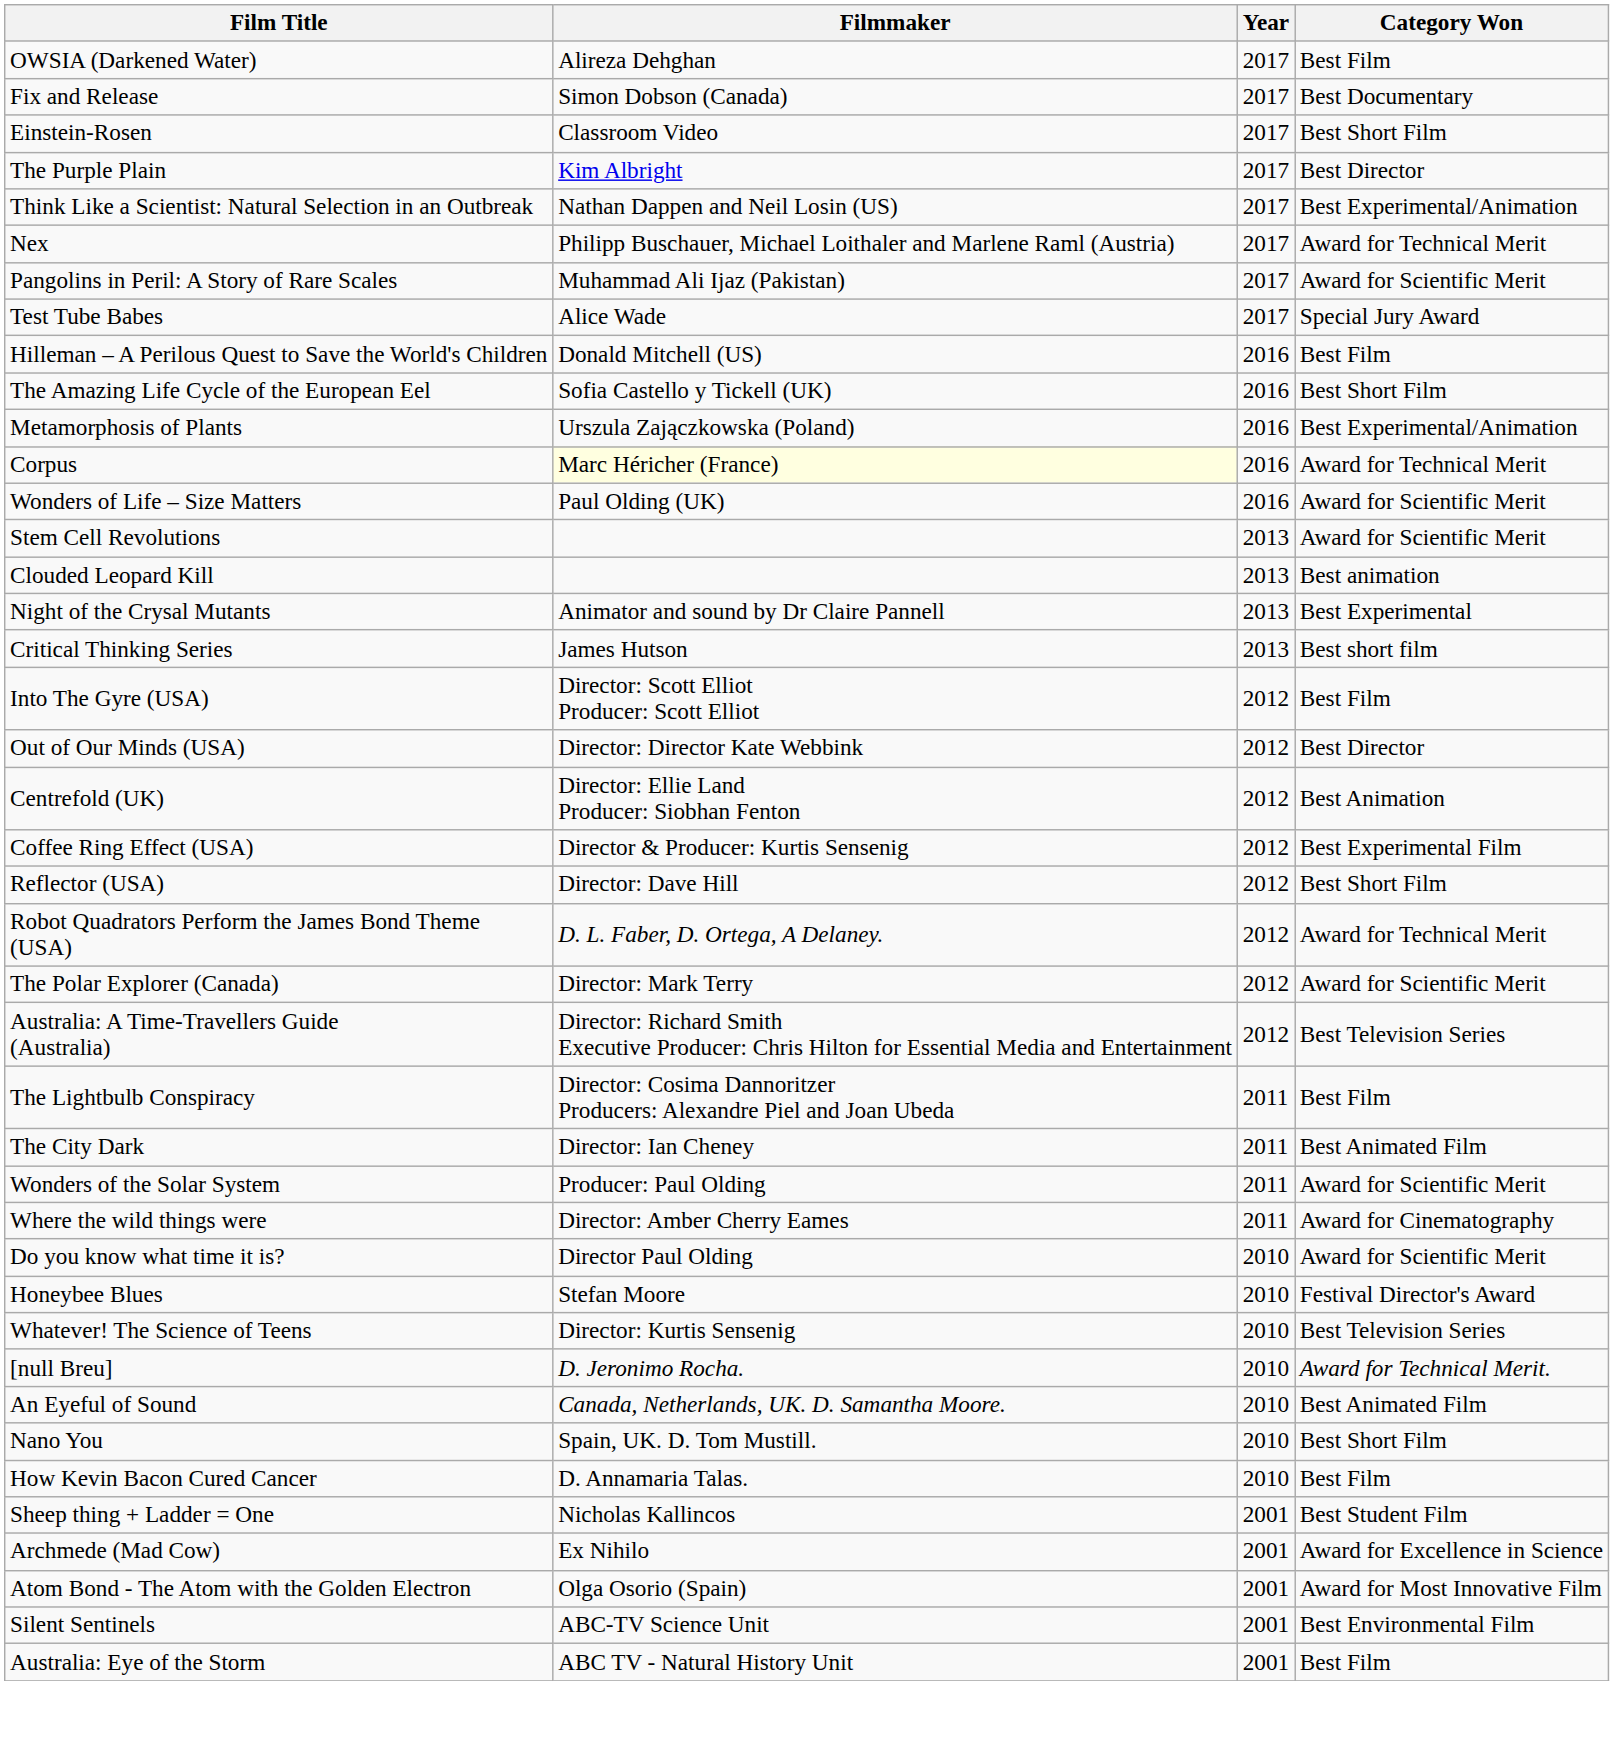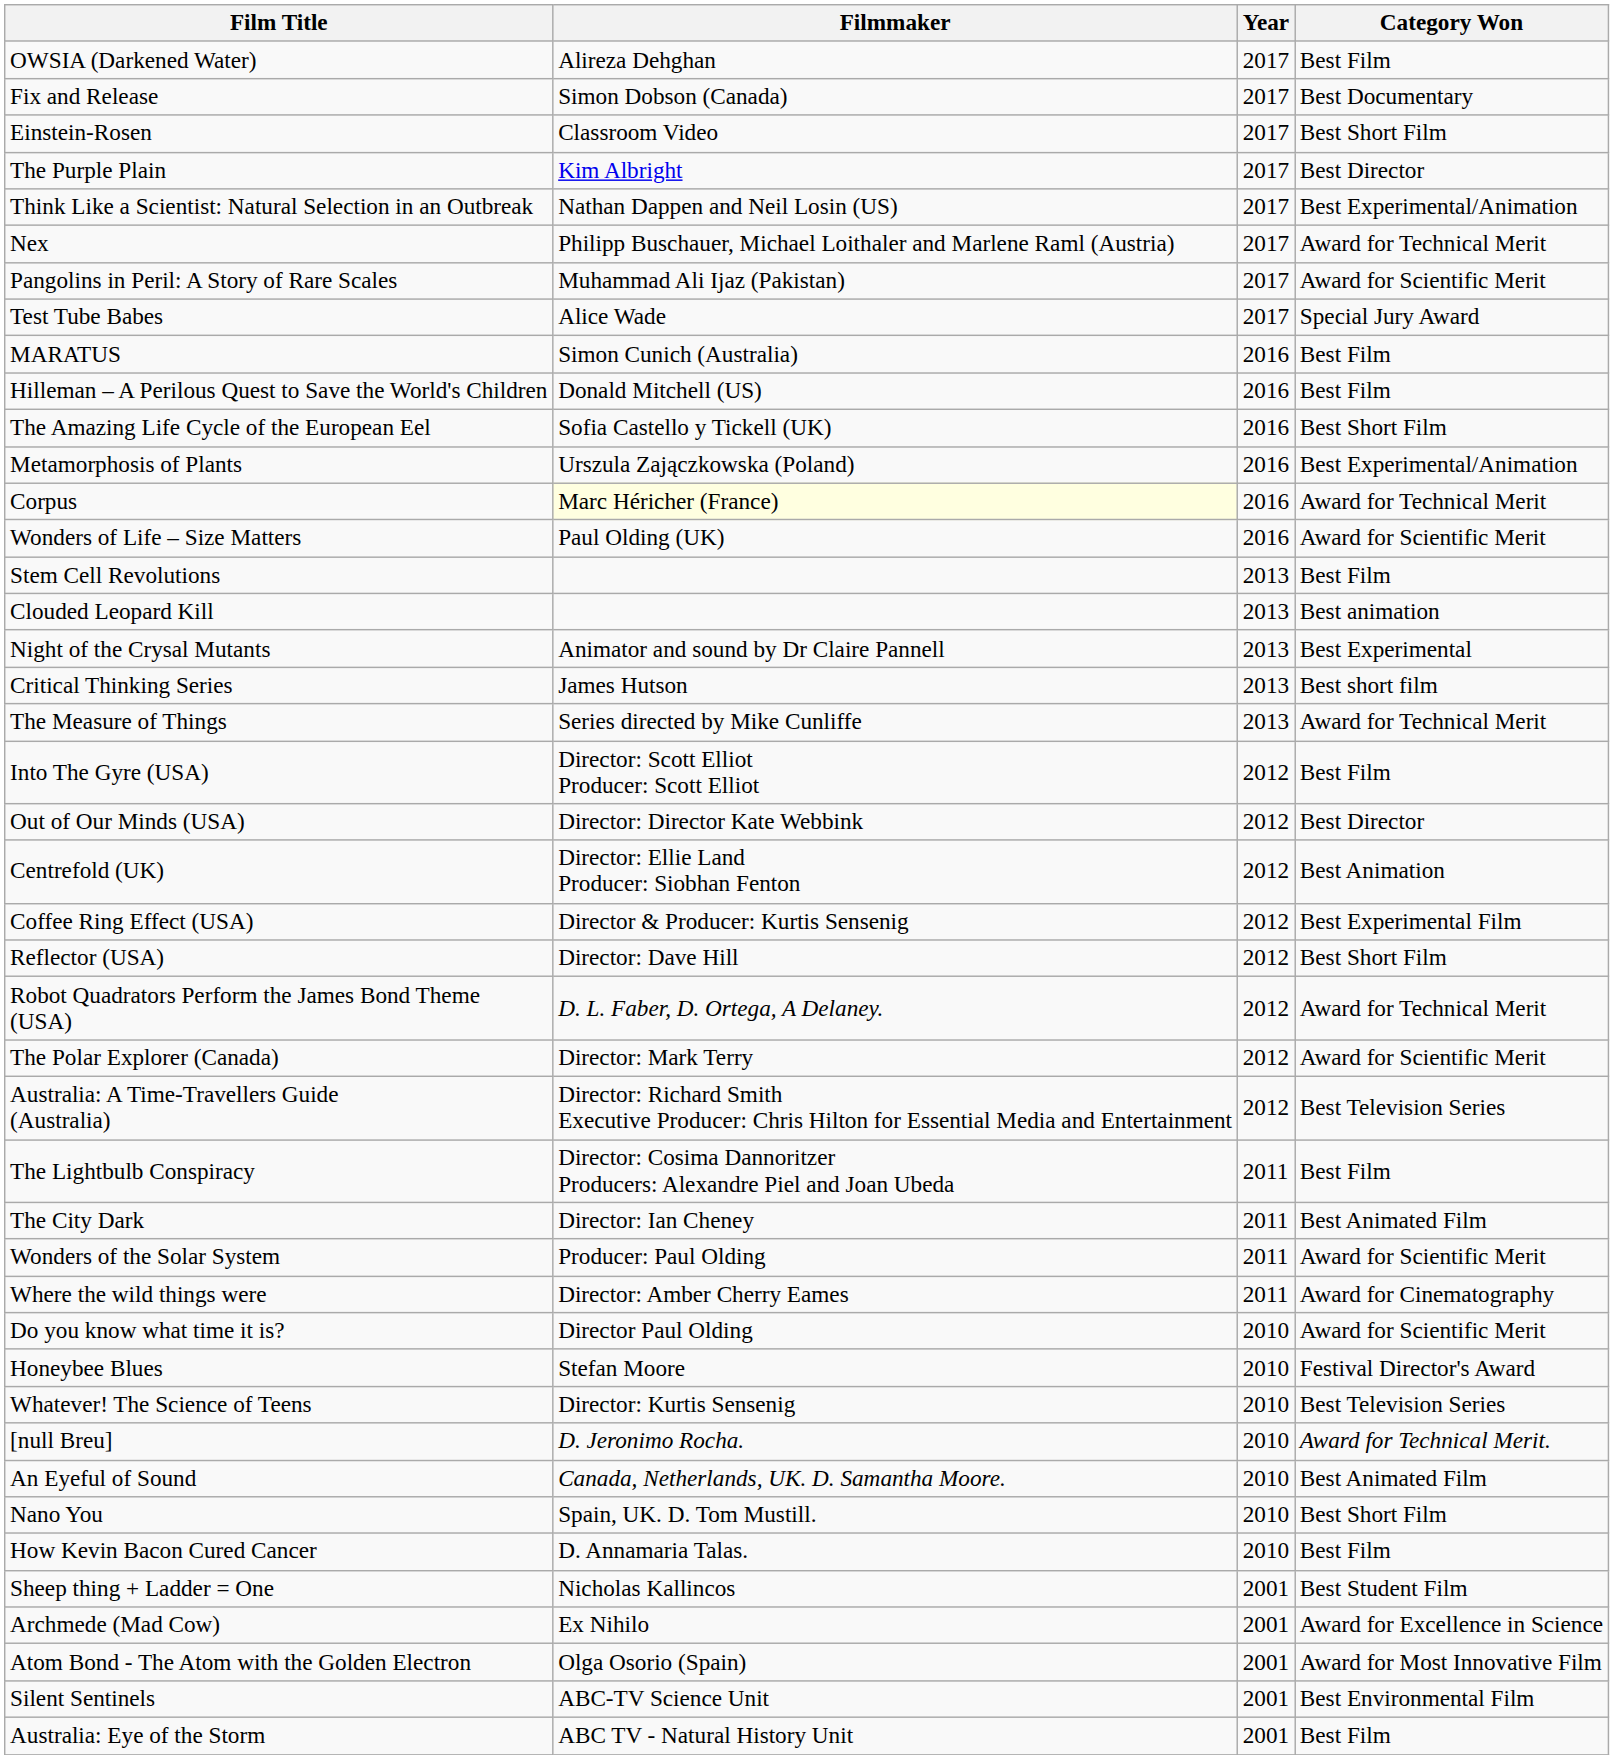+ row: (66, 354)
(1423, 538) Award for Scientific Merit -> (1345, 574) Best Film
+ row: (118, 721)
